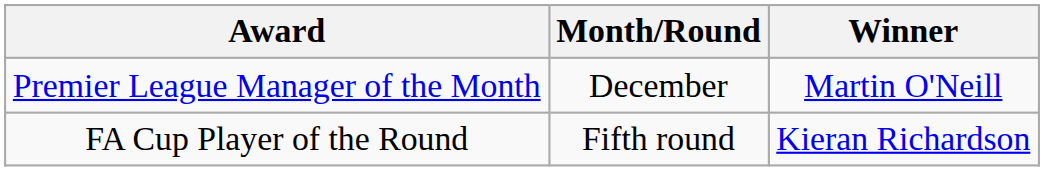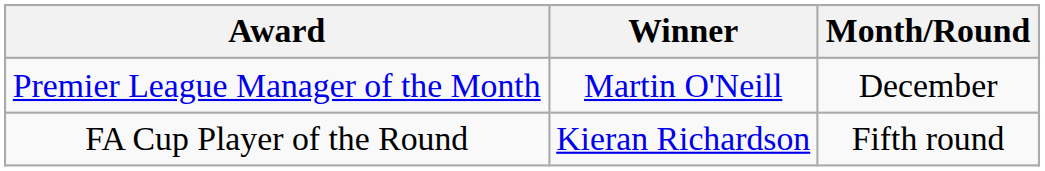columns swapped: (658, 31) <-> (903, 31)
